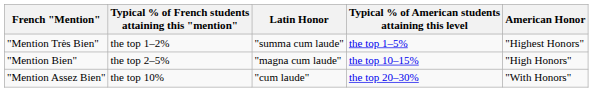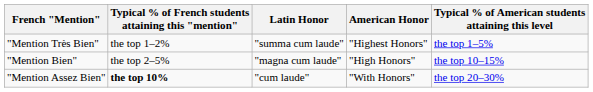columns swapped: (545, 19) <-> (425, 19)
(137, 78) normal -> (139, 78) bold
